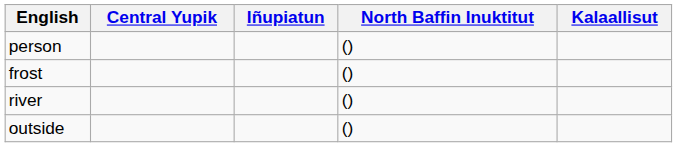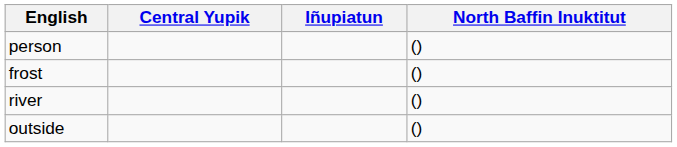- column: (615, 18)
